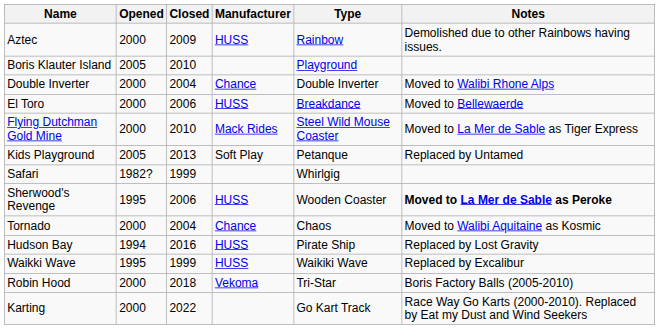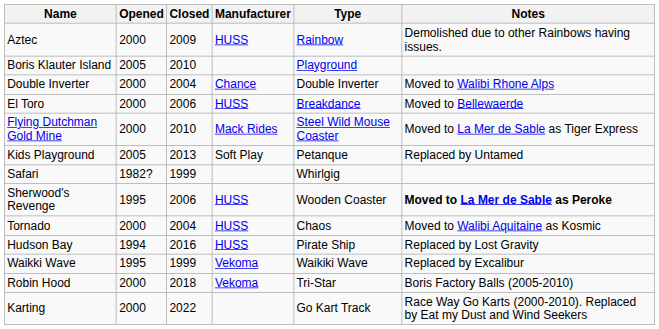(236, 225) Chance -> (232, 225) HUSS
(232, 263) HUSS -> (237, 263) Vekoma
